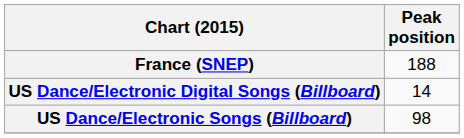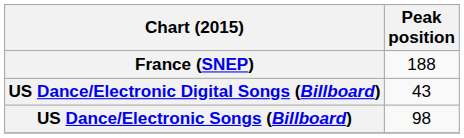(422, 91) 14 -> (422, 91) 43
